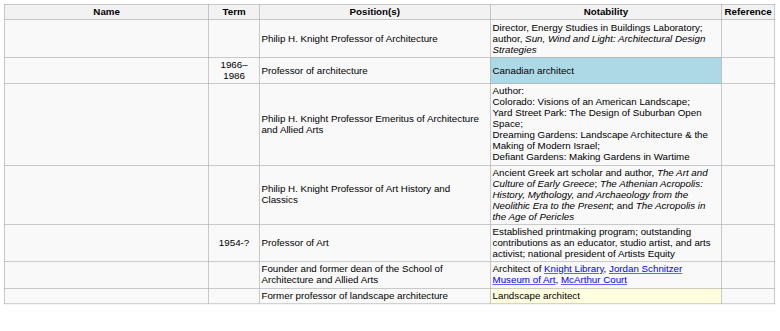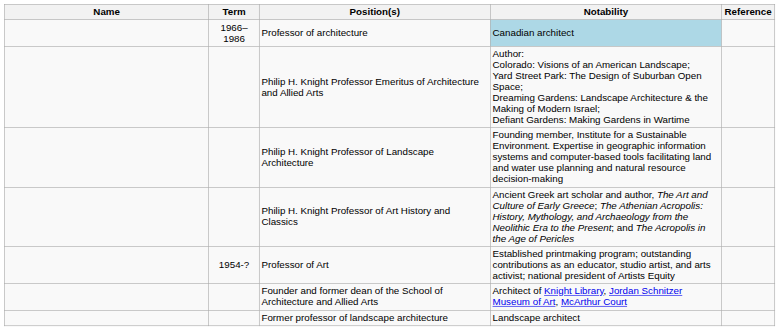- row: (350, 38)
+ row: (348, 157)
(536, 296) lightyellow background -> (536, 318) no background
